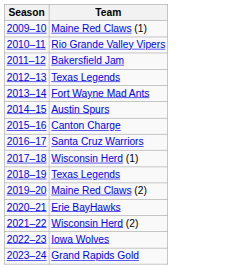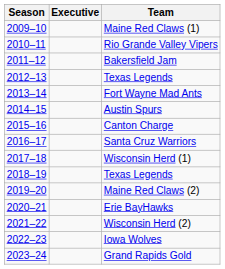+ column: (75, 12)
